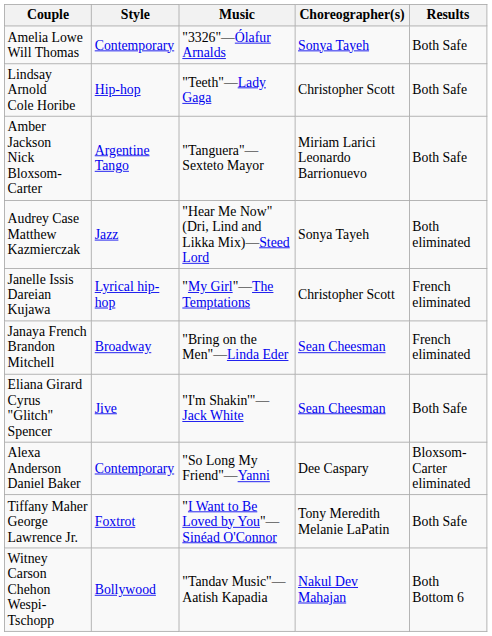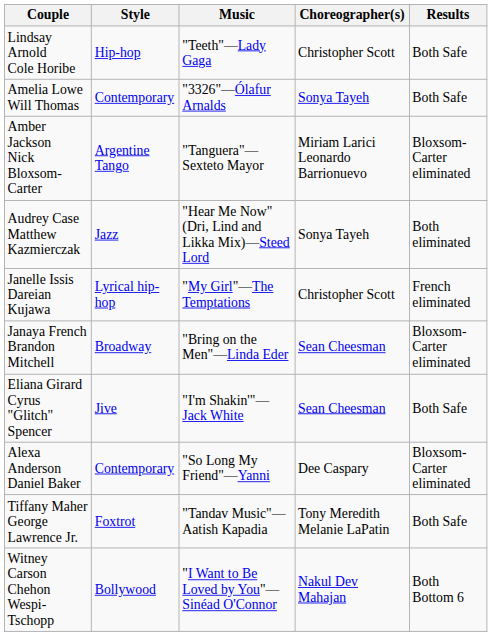rows swapped: (41, 90) <-> (45, 44)
(440, 158) Both Safe -> (441, 158) Bloxsom-Carter eliminated
(441, 347) French eliminated -> (441, 347) Bloxsom-Carter eliminated
(231, 521) "I Want to Be Loved by You"—Sinéad O'Connor -> (234, 521) "Tandav Music"—Aatish Kapadia
(234, 589) "Tandav Music"—Aatish Kapadia -> (231, 589) "I Want to Be Loved by You"—Sinéad O'Connor
